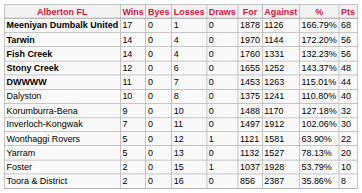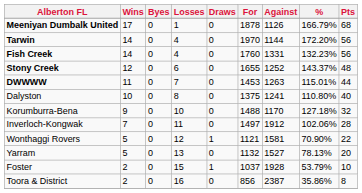(346, 124) 30 -> (346, 124) 28
(317, 138) 63.90% -> (317, 138) 70.90%
